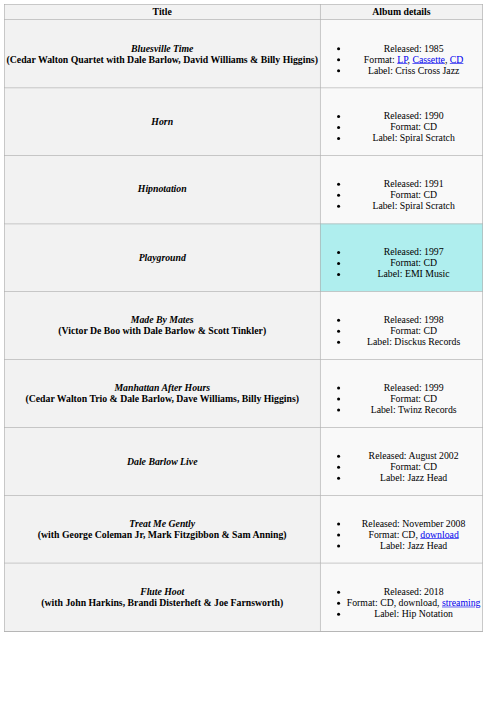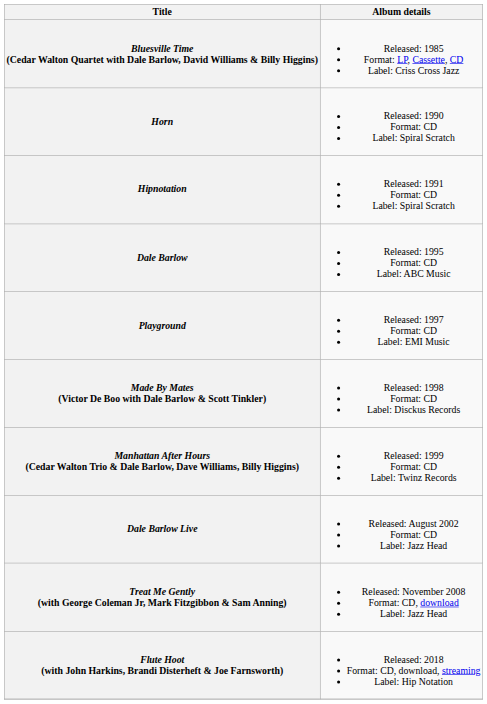+ row: (162, 257)
(401, 263) paleturquoise background -> (401, 331) no background
